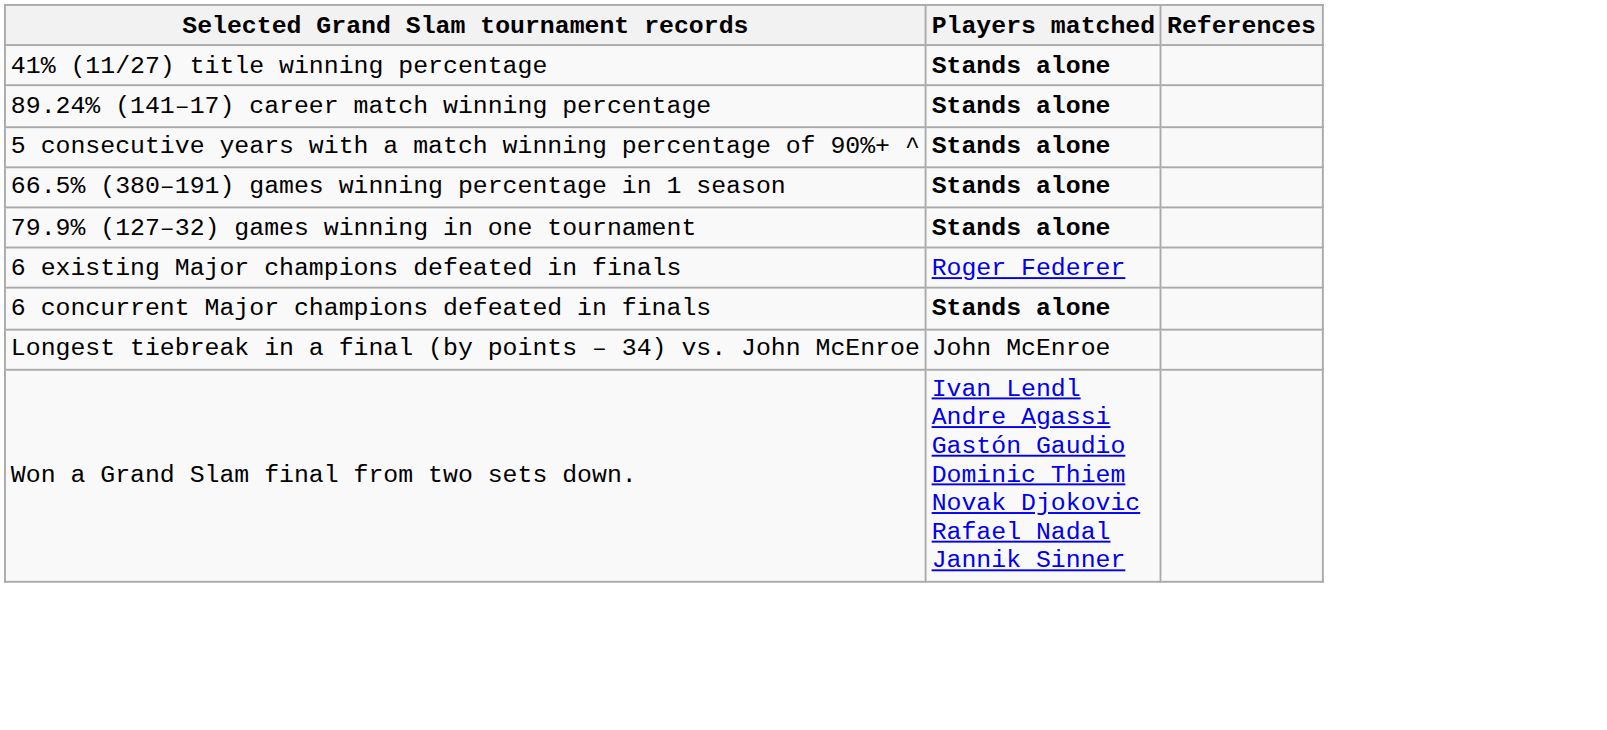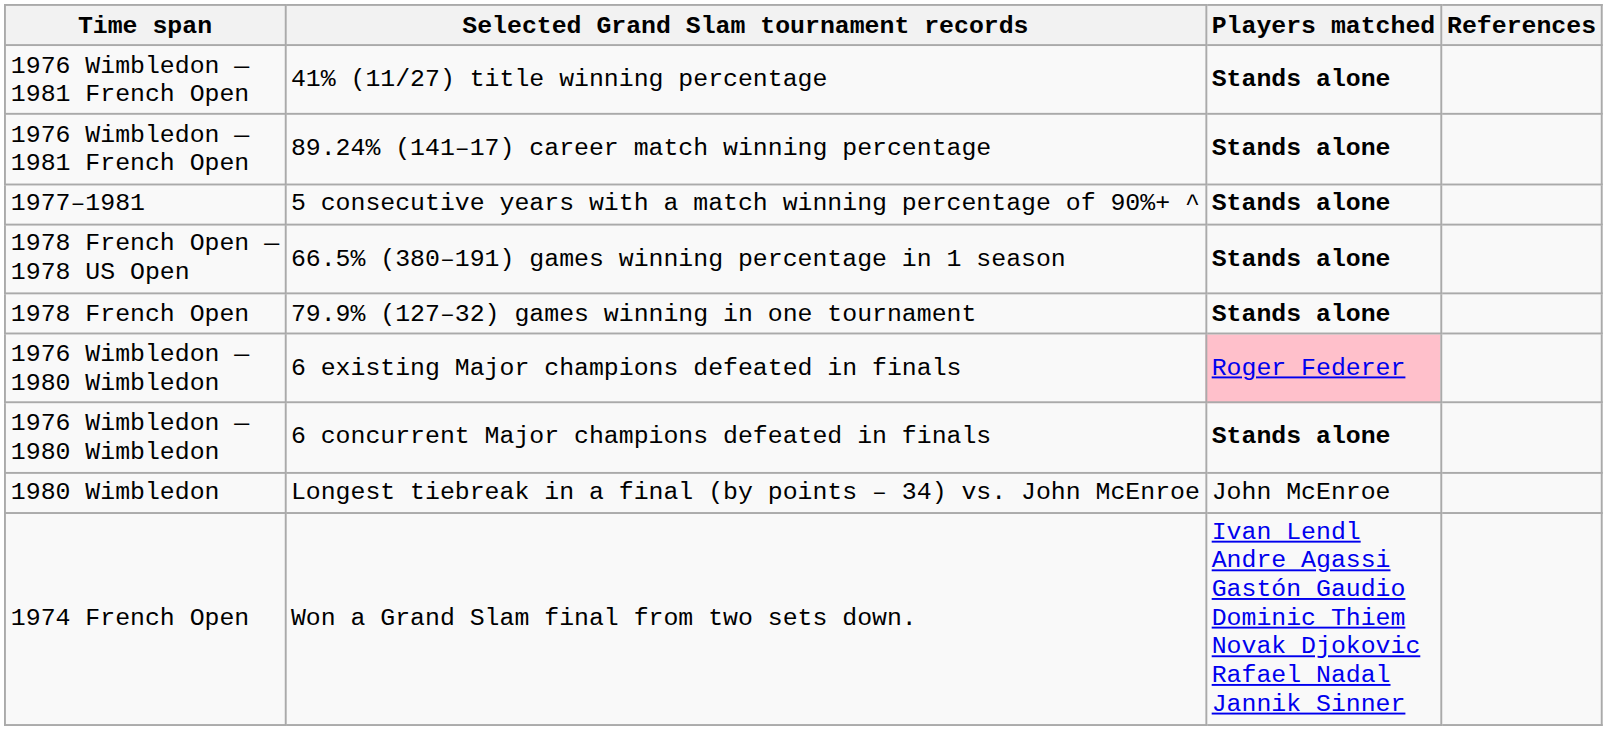+ column: (145, 25)
(1028, 268) no background -> (1309, 368) pink background
